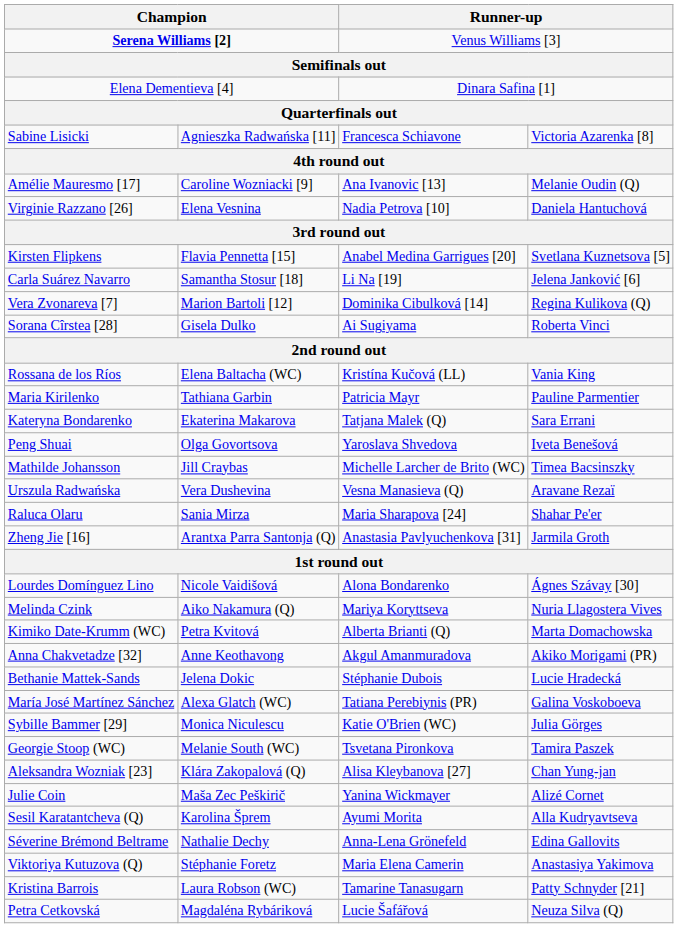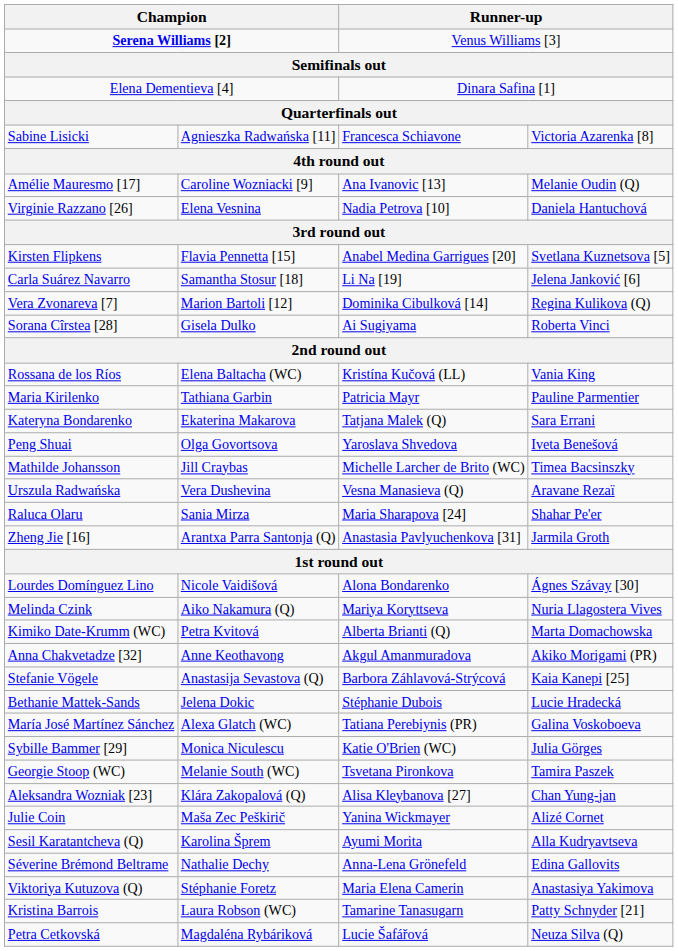+ row: (53, 678)
